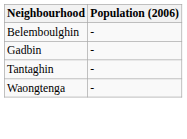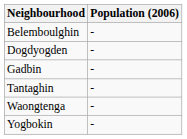+ row: (37, 50)
+ row: (30, 124)
